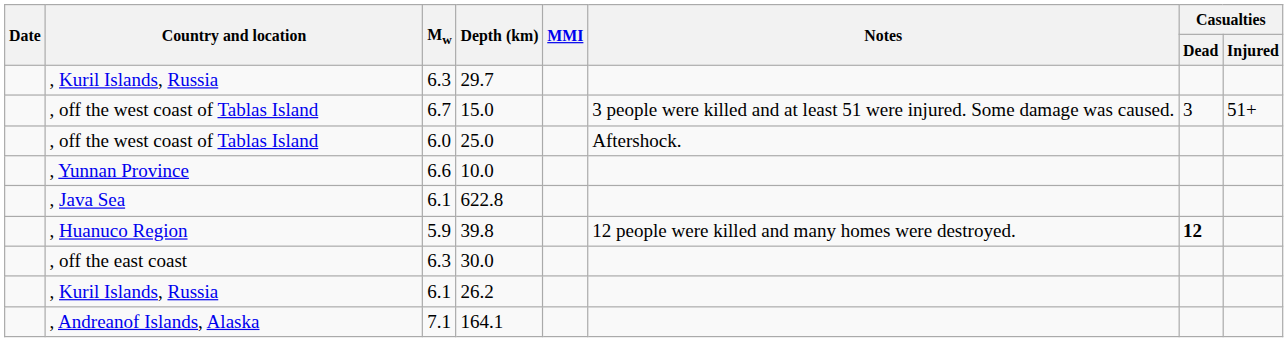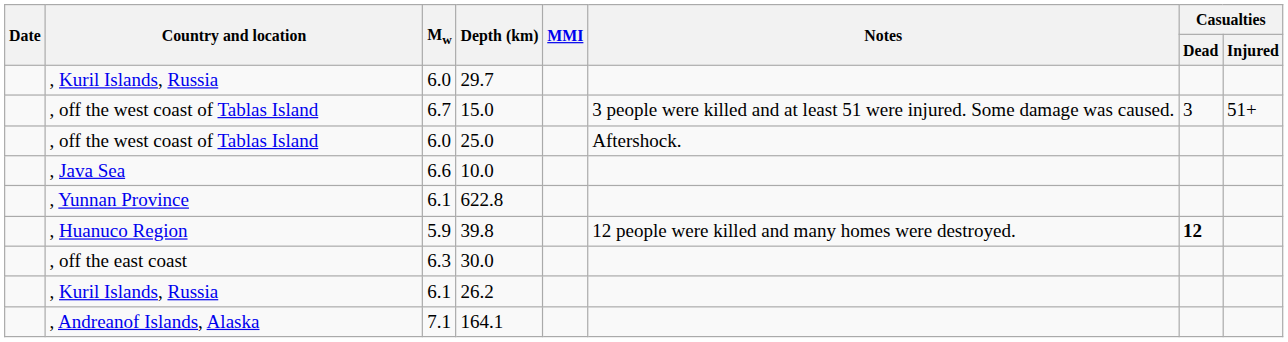(439, 79) 6.3 -> (439, 79) 6.0
(119, 170) , Yunnan Province -> (87, 170) , Java Sea
(87, 200) , Java Sea -> (119, 200) , Yunnan Province
